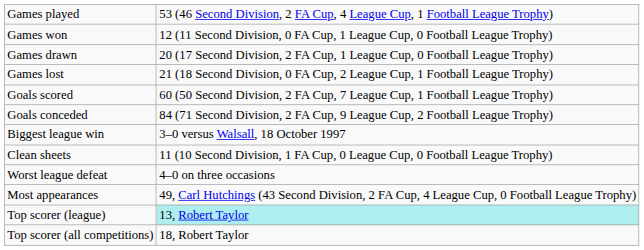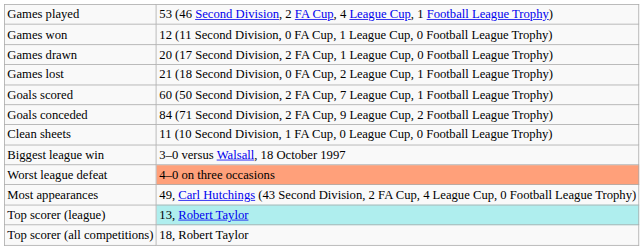rows swapped: (39, 154) <-> (56, 134)
(217, 174) no background -> (217, 174) lightsalmon background
